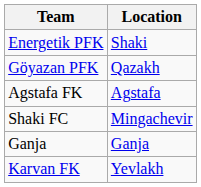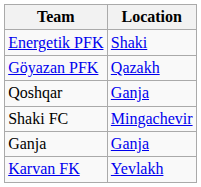- row: (45, 93)
+ row: (35, 93)
